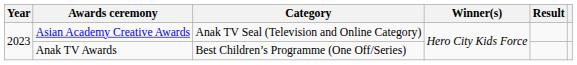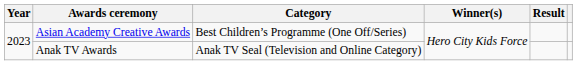(308, 32) Anak TV Seal (Television and Online Category) -> (301, 32) Best Children’s Programme (One Off/Series)
(301, 50) Best Children’s Programme (One Off/Series) -> (308, 50) Anak TV Seal (Television and Online Category)
